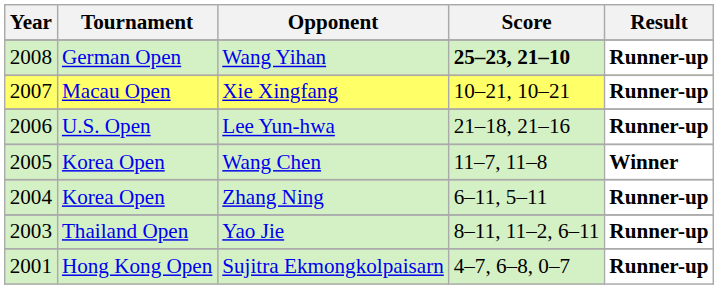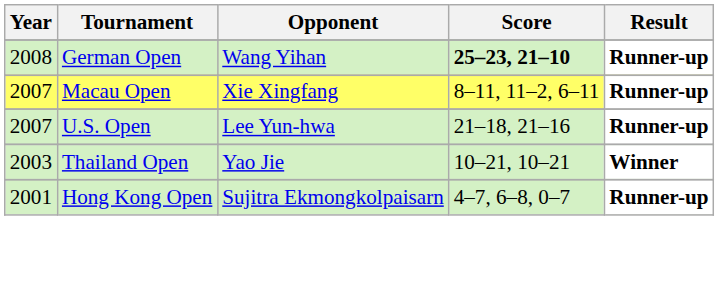(512, 92) 10–21, 10–21 -> (527, 92) 8–11, 11–2, 6–11
(31, 127) 2006 -> (31, 127) 2007
- row: (272, 161)
- row: (273, 196)
(527, 231) 8–11, 11–2, 6–11 -> (512, 161) 10–21, 10–21
(659, 231) Runner-up -> (644, 161) Winner
